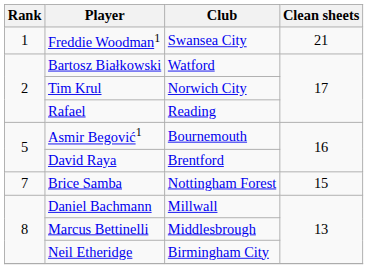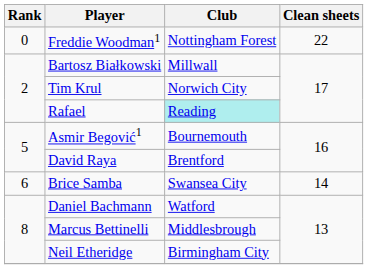(25, 40) 1 -> (25, 40) 0
(207, 40) Swansea City -> (222, 40) Nottingham Forest
(321, 40) 21 -> (321, 40) 22
(191, 65) Watford -> (193, 65) Millwall
(192, 111) no background -> (192, 111) paleturquoise background
(25, 183) 7 -> (25, 183) 6
(222, 183) Nottingham Forest -> (207, 183) Swansea City
(321, 183) 15 -> (321, 183) 14
(193, 206) Millwall -> (191, 206) Watford
